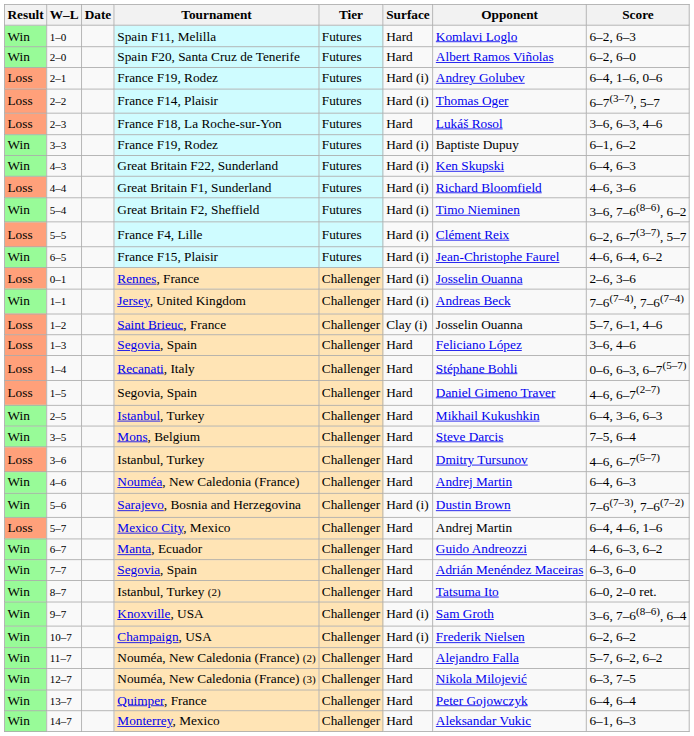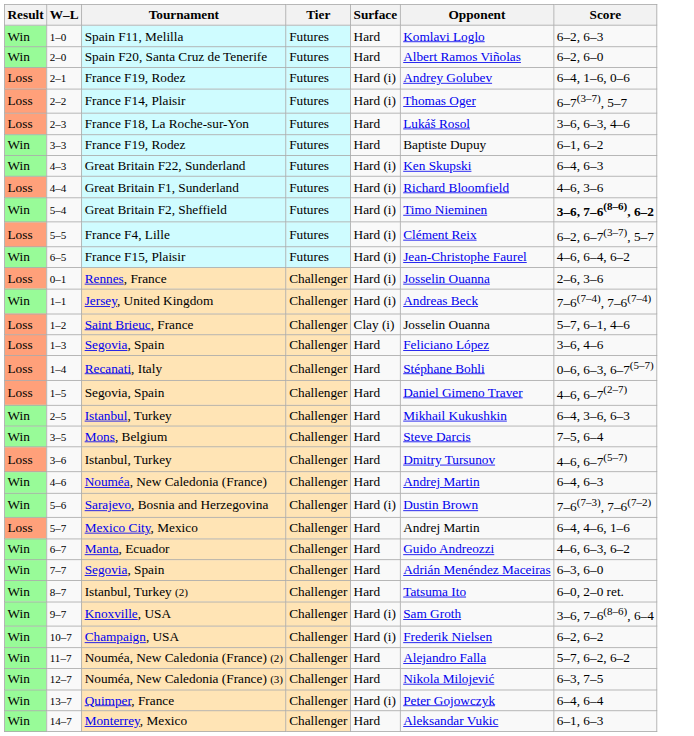- column: (98, 15)
(407, 144) Hard (i) -> (367, 144) Hard
(638, 209) normal -> (605, 209) bold
(399, 700) Hard -> (375, 700) Hard (i)
